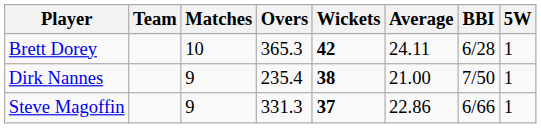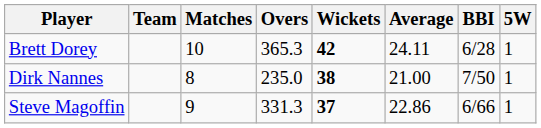(190, 78) 9 -> (190, 78) 8
(282, 78) 235.4 -> (282, 78) 235.0
